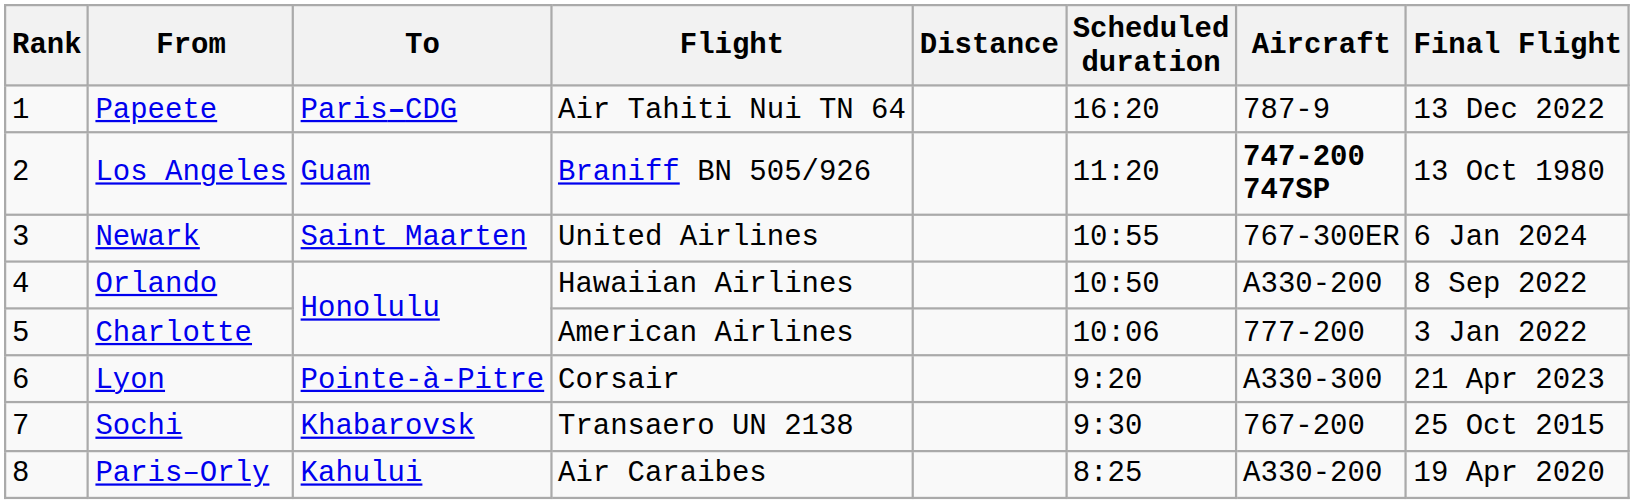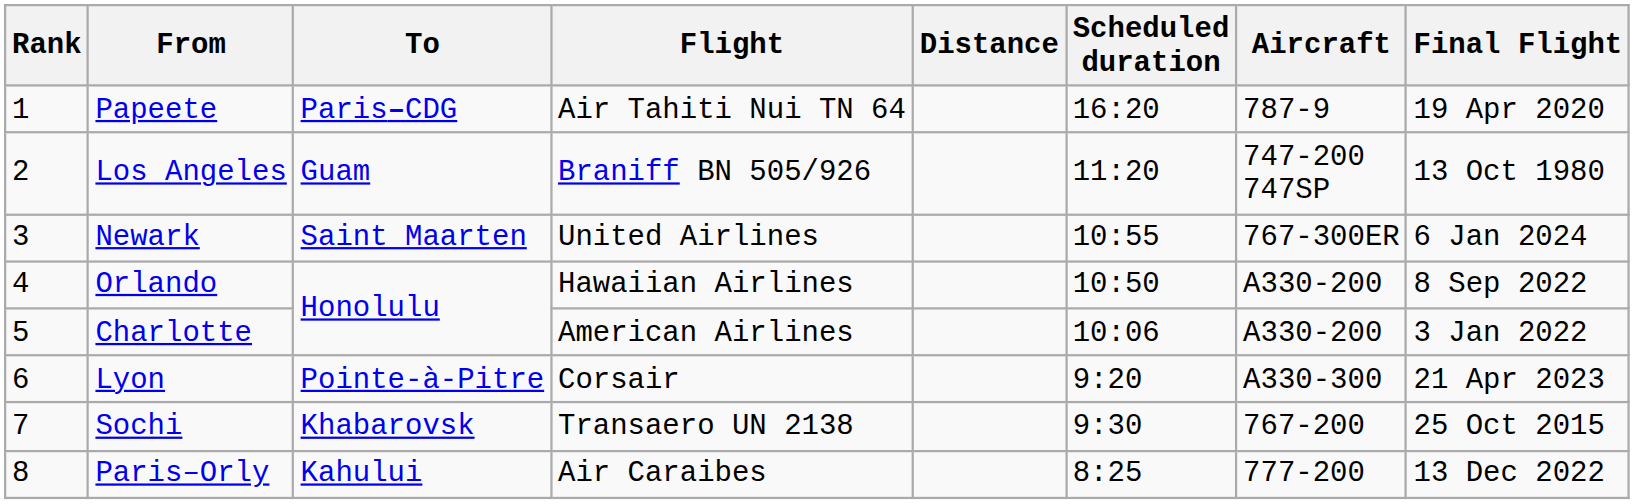(1509, 109) 13 Dec 2022 -> (1509, 109) 19 Apr 2020
(1304, 173) bold -> (1304, 173) normal
(1304, 332) 777-200 -> (1313, 332) A330-200
(1313, 474) A330-200 -> (1304, 474) 777-200
(1509, 474) 19 Apr 2020 -> (1509, 474) 13 Dec 2022
